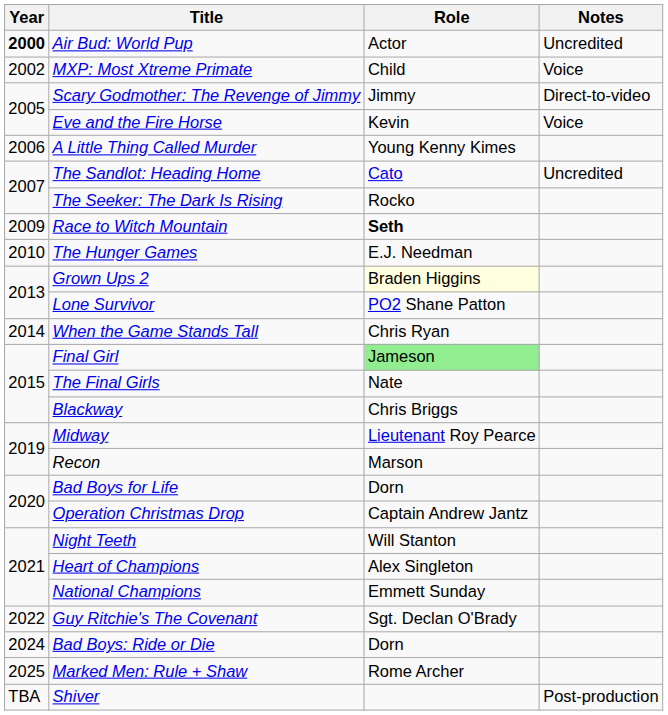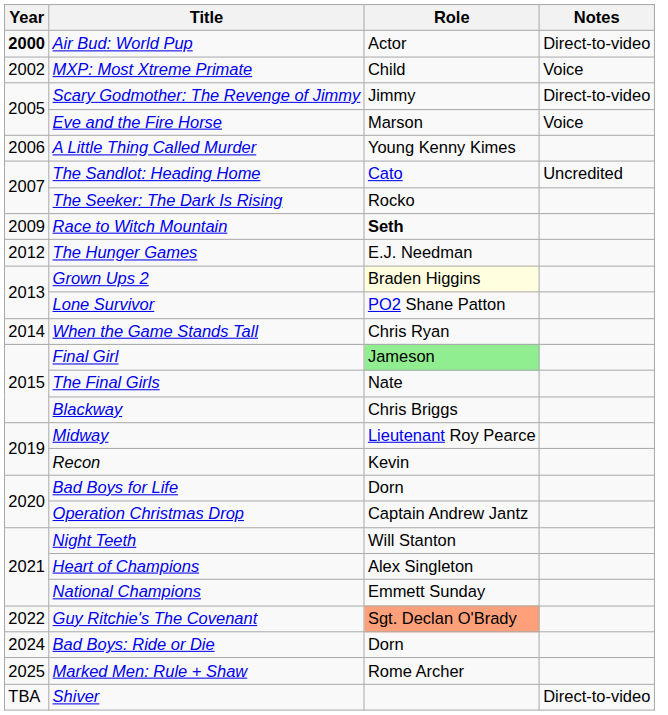(583, 43) Uncredited -> (597, 43) Direct-to-video
(389, 122) Kevin -> (395, 122) Marson
(27, 252) 2010 -> (27, 252) 2012
(395, 461) Marson -> (389, 461) Kevin
(442, 618) no background -> (442, 618) lightsalmon background
(601, 697) Post-production -> (597, 697) Direct-to-video
